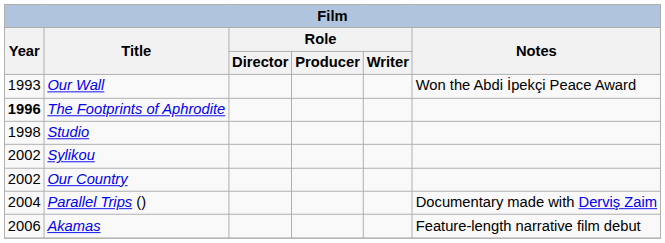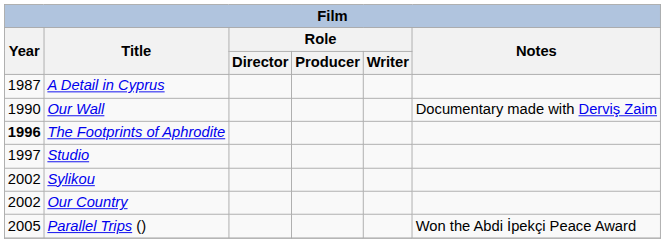+ row: (106, 86)
(24, 86) 1993 -> (24, 109) 1990
(526, 86) Won the Abdi İpekçi Peace Award -> (536, 109) Documentary made with Derviş Zaim
(24, 132) 1998 -> (24, 156) 1997
(24, 202) 2004 -> (24, 226) 2005
(536, 202) Documentary made with Derviş Zaim -> (526, 226) Won the Abdi İpekçi Peace Award
- row: (74, 226)
